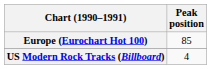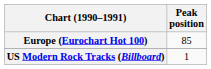(187, 56) 4 -> (187, 56) 1
